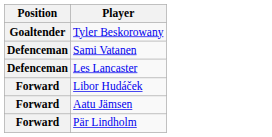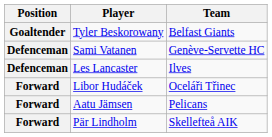+ column: (217, 13)
